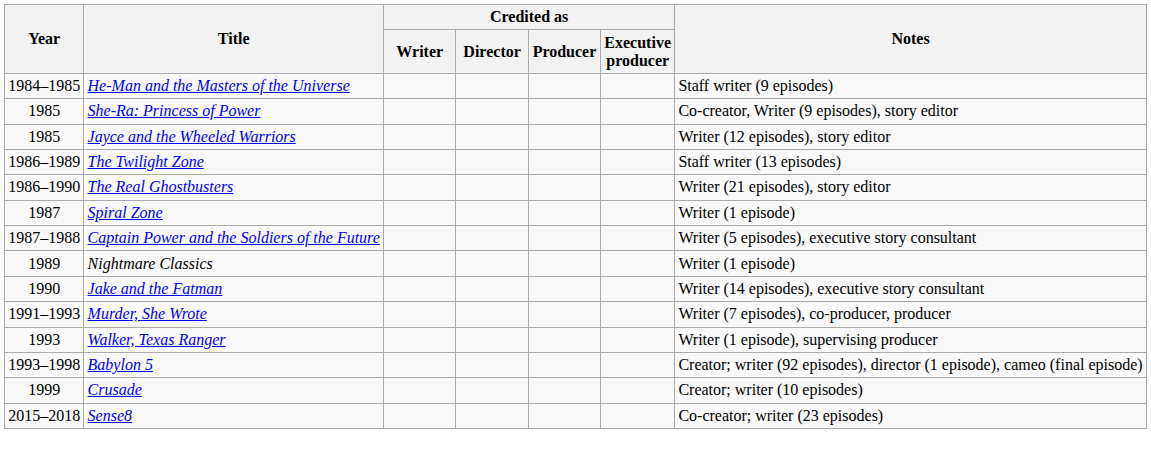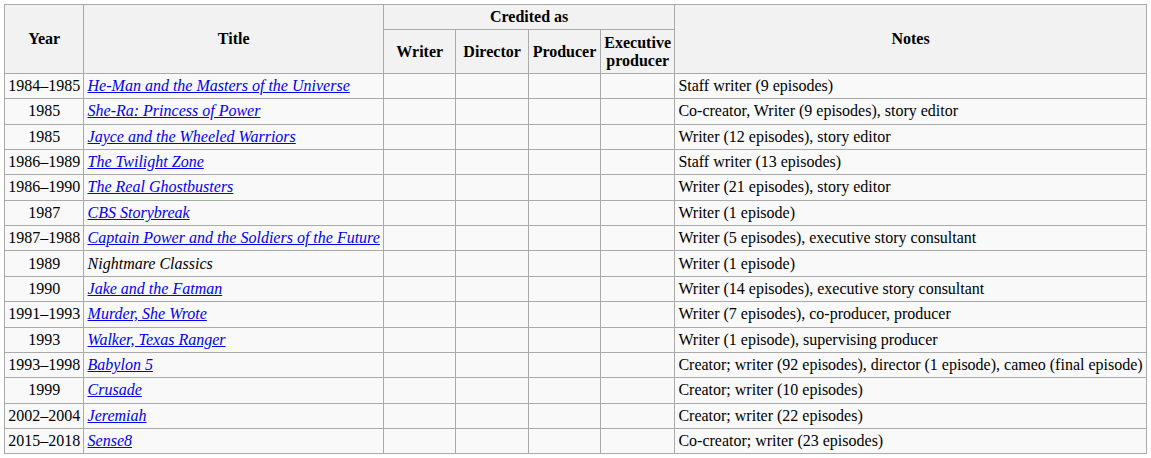+ row: (139, 212)
- row: (125, 212)
+ row: (117, 415)
